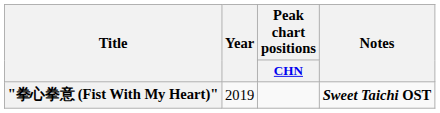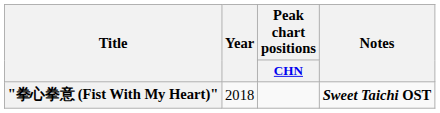(240, 94) 2019 -> (240, 94) 2018
